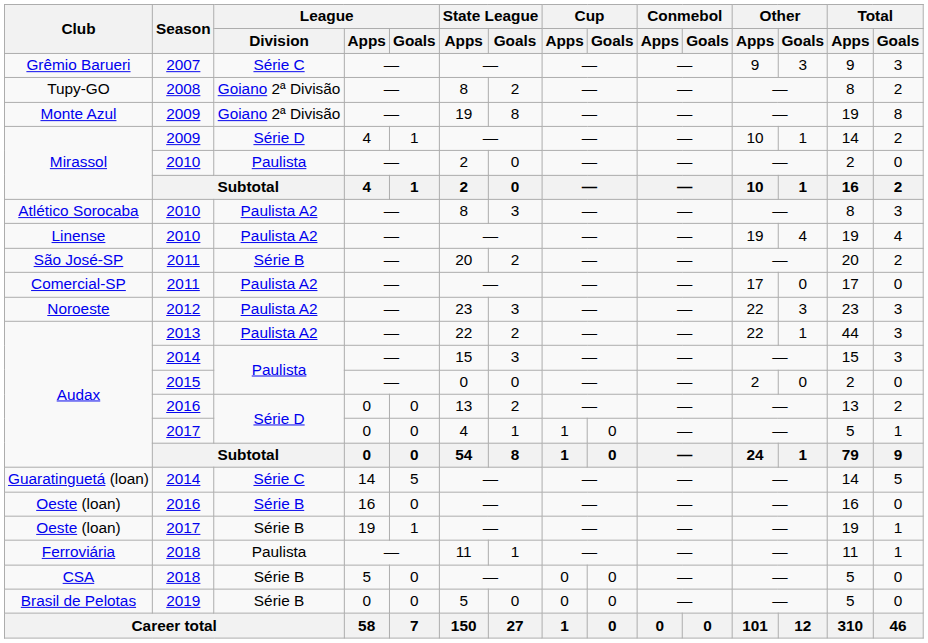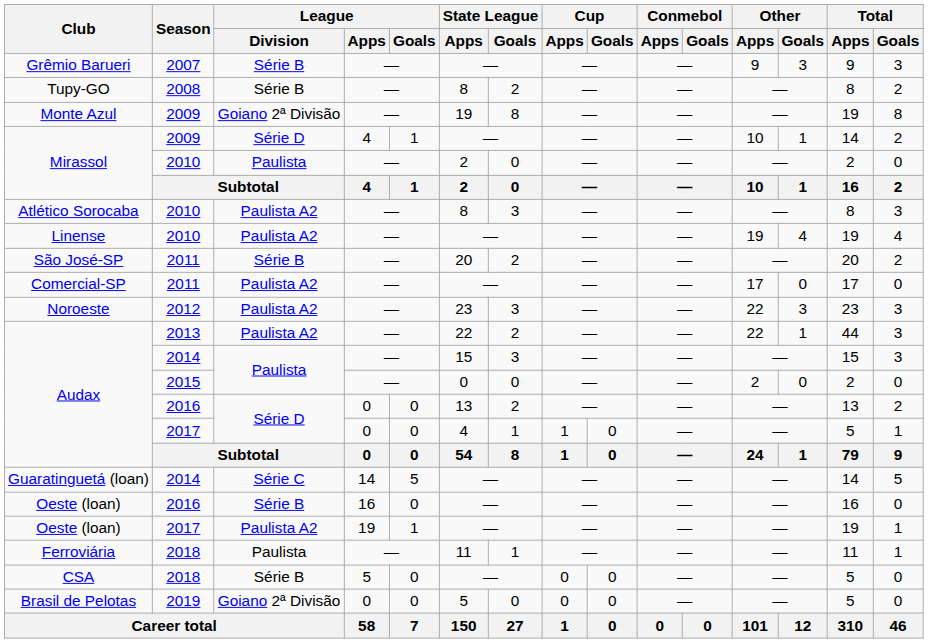(279, 65) Série C -> (279, 65) Série B
(279, 89) Goiano 2ª Divisão -> (279, 89) Série B
(279, 528) Série B -> (279, 528) Paulista A2
(279, 601) Série B -> (279, 601) Goiano 2ª Divisão
